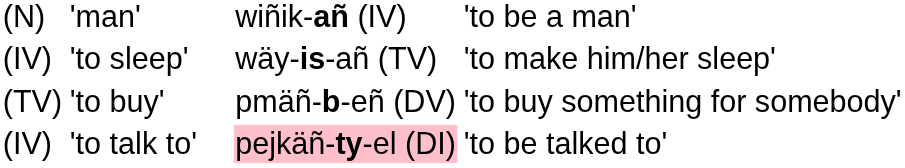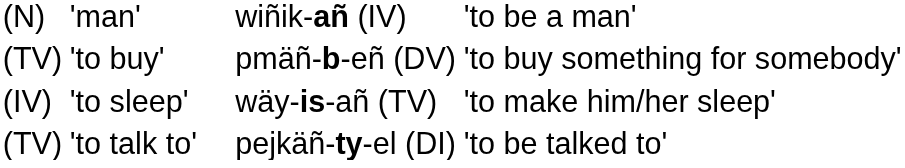rows swapped: (129, 59) <-> (117, 101)
(27, 143) (IV) -> (32, 143) (TV)
(346, 143) pink background -> (346, 143) no background
